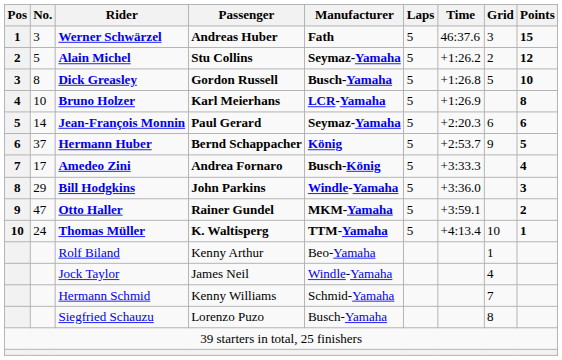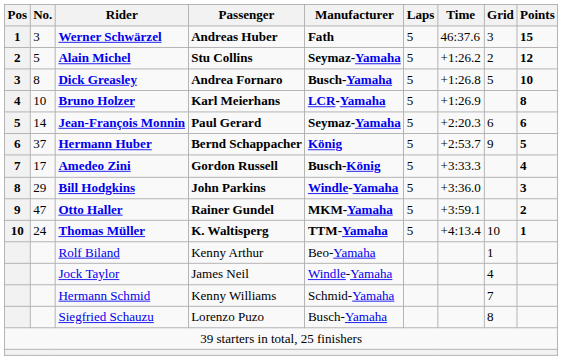(235, 80) Gordon Russell -> (237, 80) Andrea Fornaro
(237, 166) Andrea Fornaro -> (235, 166) Gordon Russell
